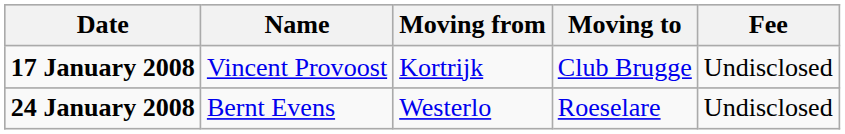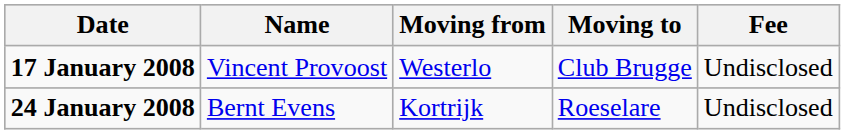(441, 66) Kortrijk -> (445, 66) Westerlo
(445, 107) Westerlo -> (441, 107) Kortrijk
